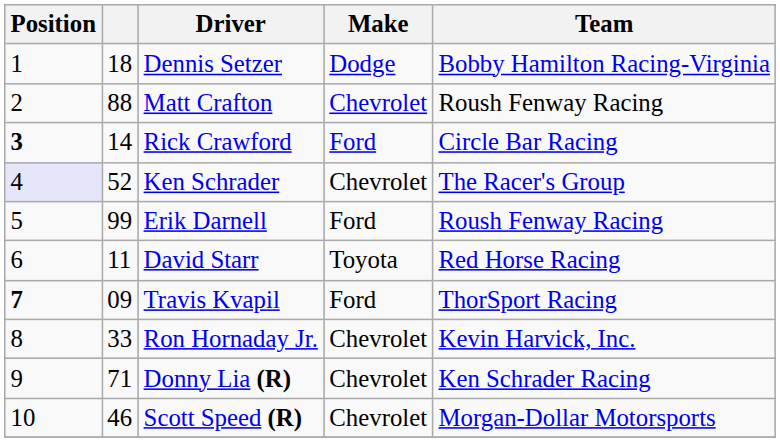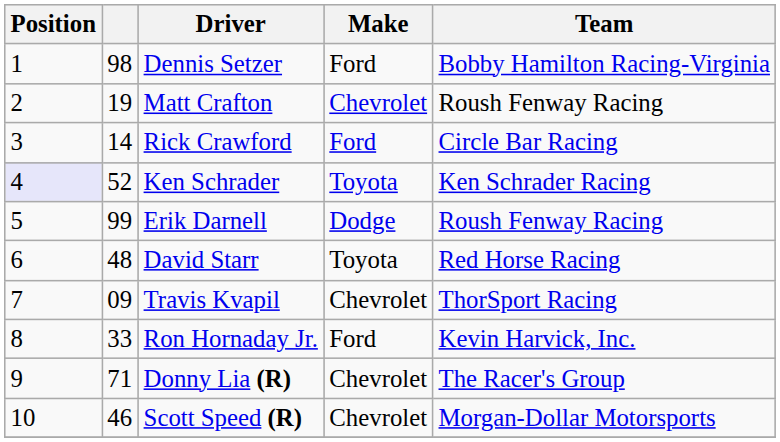(120, 63) 18 -> (120, 63) 98
(362, 63) Dodge -> (353, 63) Ford
(120, 102) 88 -> (120, 102) 19
(17, 142) bold -> (17, 142) normal
(378, 181) Chevrolet -> (364, 181) Toyota
(532, 181) The Racer's Group -> (545, 181) Ken Schrader Racing
(353, 220) Ford -> (362, 220) Dodge
(119, 260) 11 -> (120, 260) 48
(17, 299) bold -> (17, 299) normal
(353, 299) Ford -> (378, 299) Chevrolet
(378, 338) Chevrolet -> (353, 338) Ford
(545, 378) Ken Schrader Racing -> (532, 378) The Racer's Group
